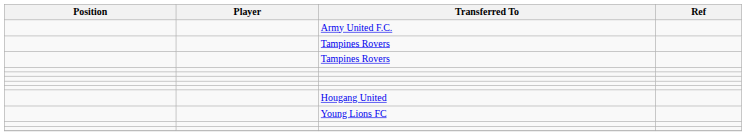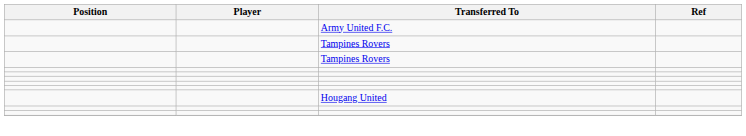- row: (90, 114)
